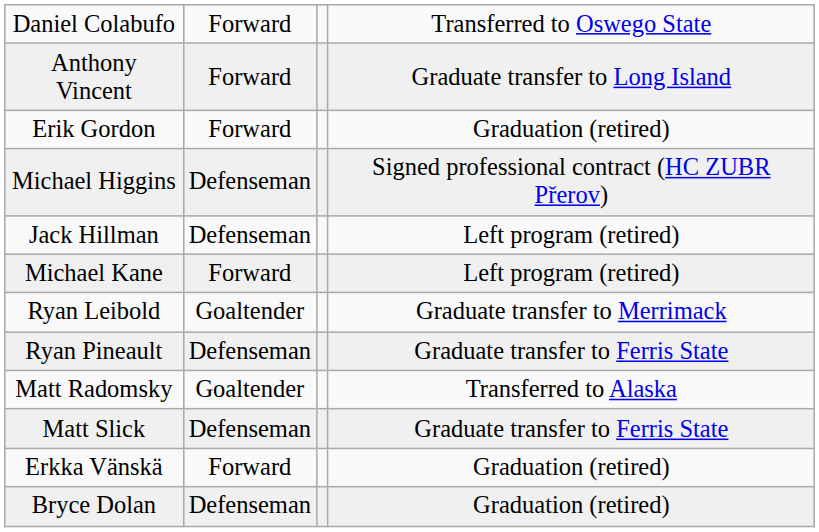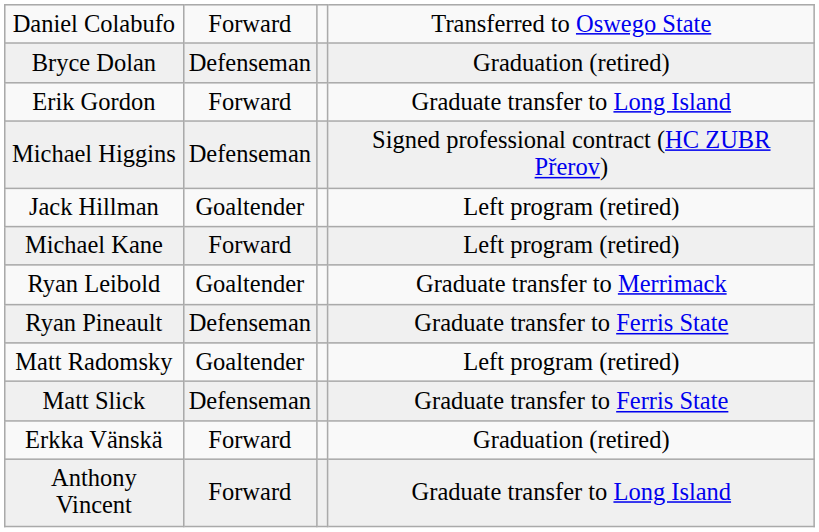rows swapped: (94, 506) <-> (94, 76)
(571, 129) Graduation (retired) -> (571, 101) Graduate transfer to Long Island
(250, 234) Defenseman -> (250, 206) Goaltender
(571, 389) Transferred to Alaska -> (571, 362) Left program (retired)
